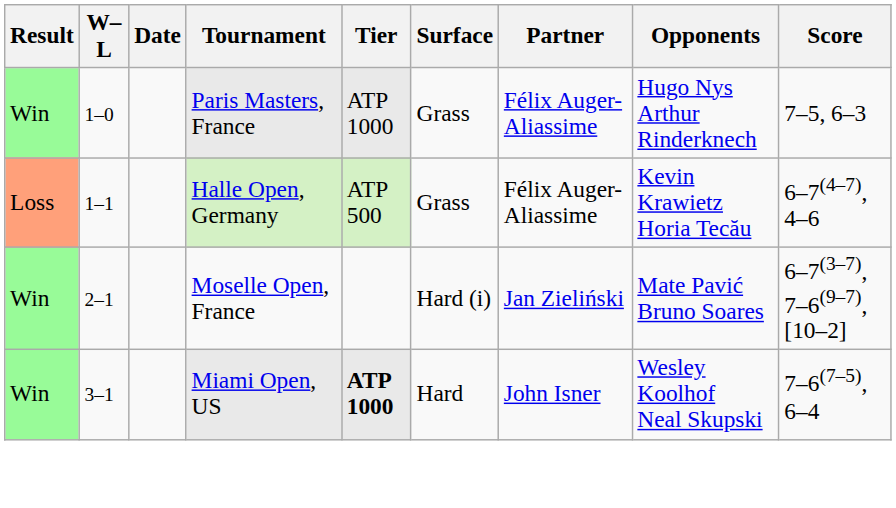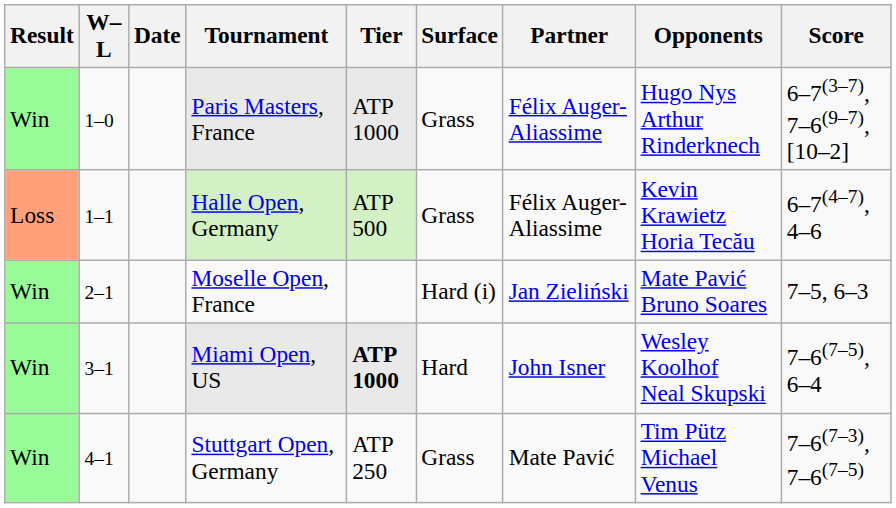(825, 112) 7–5, 6–3 -> (828, 118) 6–7(3–7), 7–6(9–7), [10–2]
(826, 298) 6–7(3–7), 7–6(9–7), [10–2] -> (828, 291) 7–5, 6–3
+ row: (263, 457)
